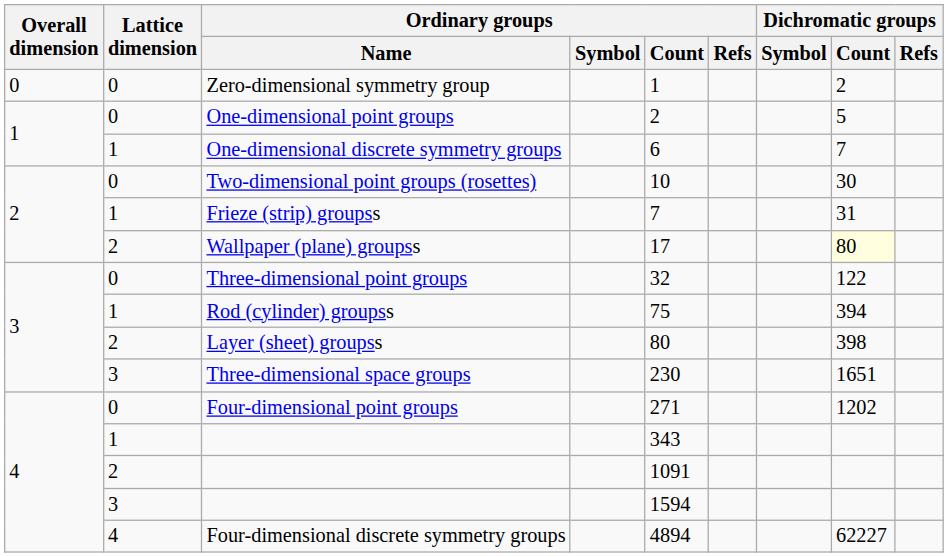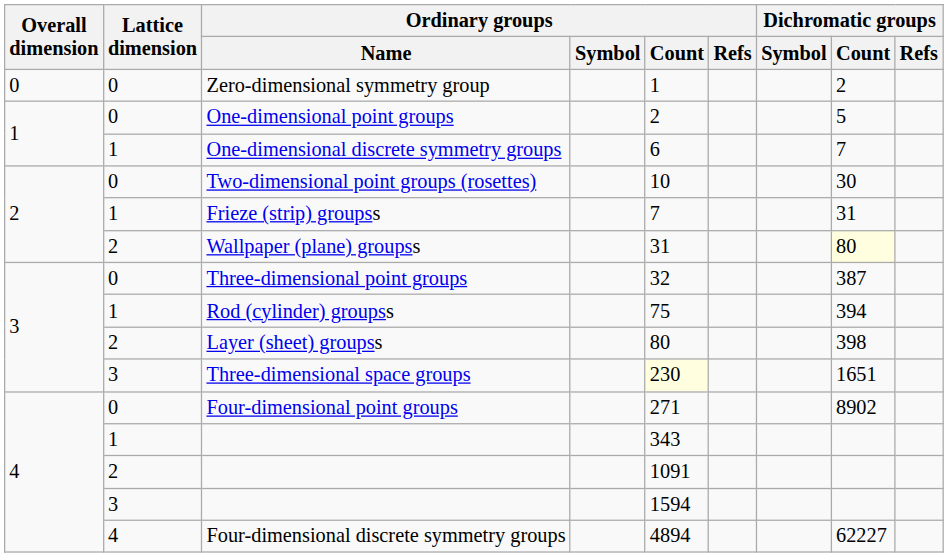(660, 246) 17 -> (660, 246) 31
(851, 278) 122 -> (851, 278) 387
(665, 375) no background -> (665, 375) lightyellow background
(856, 407) 1202 -> (856, 407) 8902
